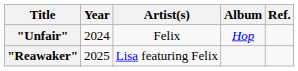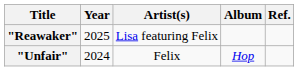rows swapped: (43, 35) <-> (43, 55)
